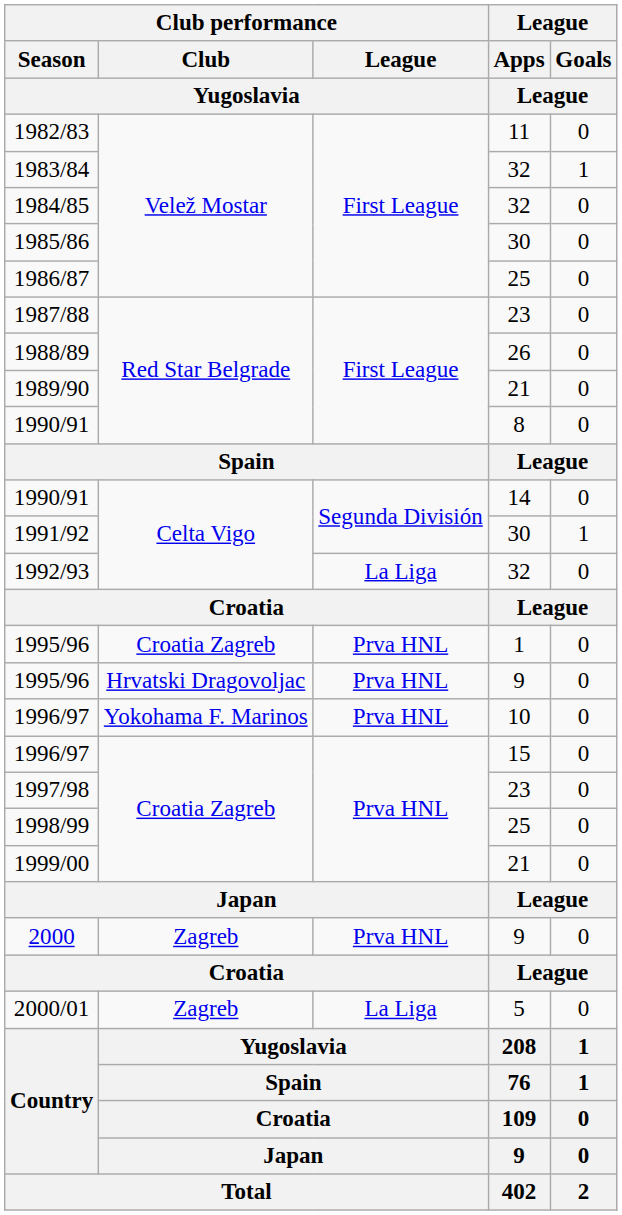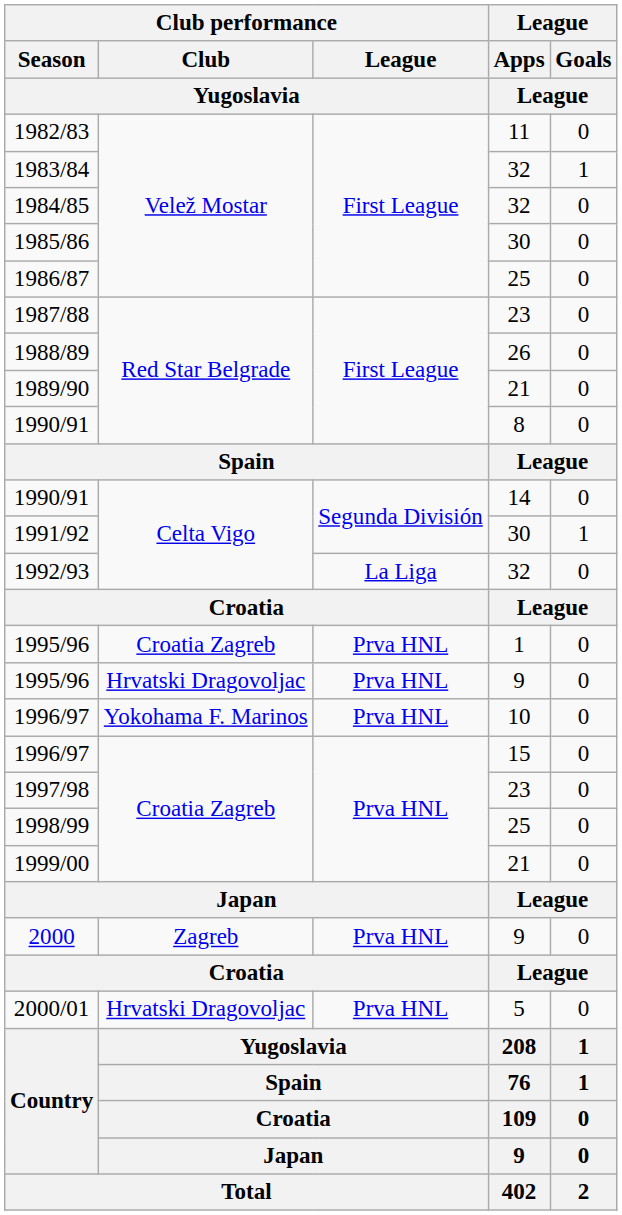(206, 1009) Zagreb -> (206, 1009) Hrvatski Dragovoljac
(401, 1009) La Liga -> (401, 1009) Prva HNL
